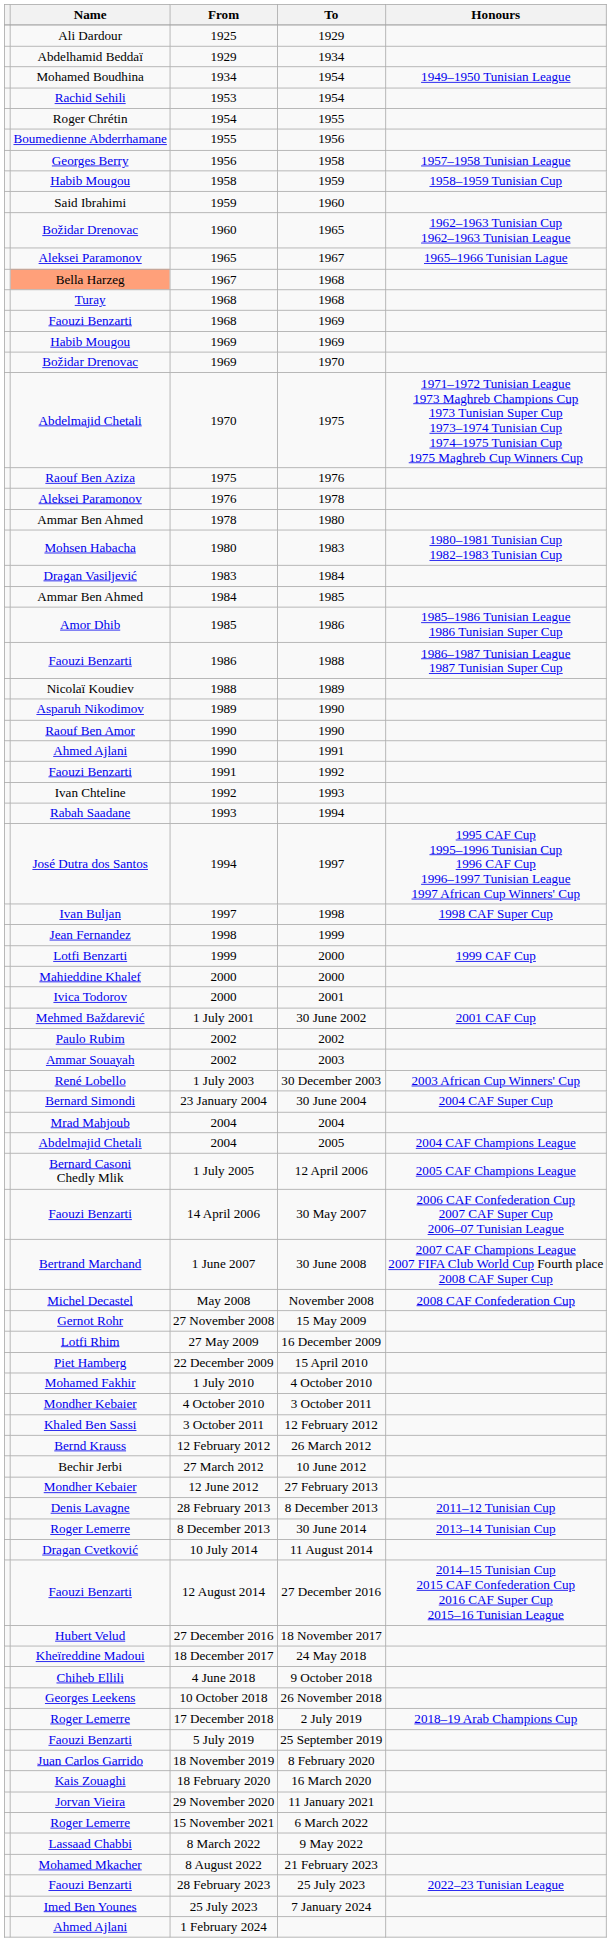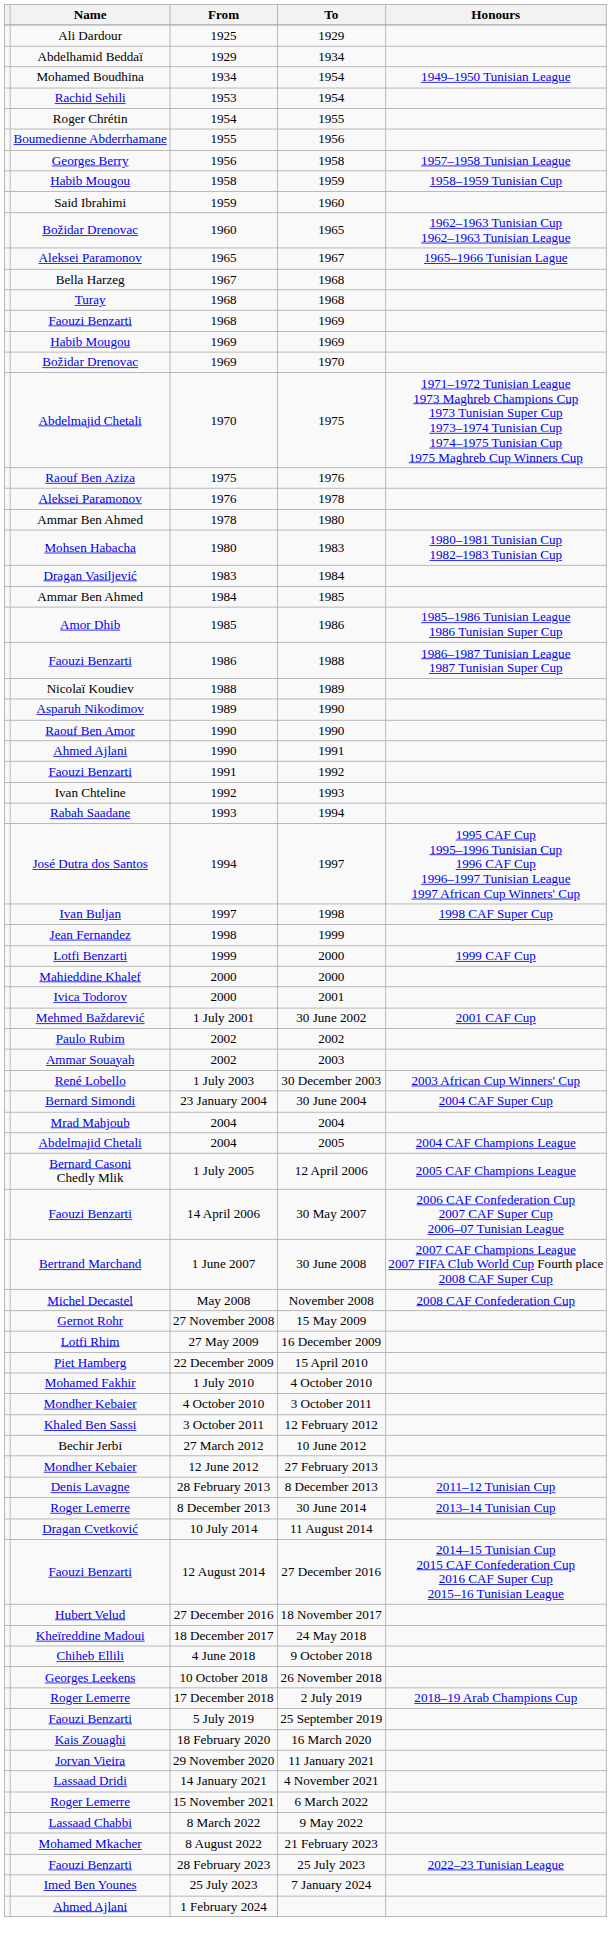(90, 279) lightsalmon background -> (90, 279) no background
- row: (224, 1445)
- row: (224, 1760)
+ row: (224, 1781)
